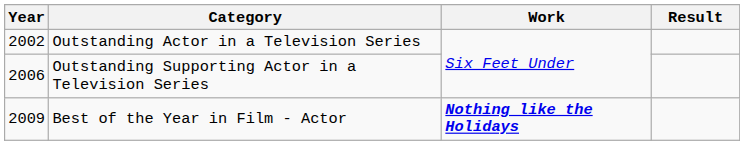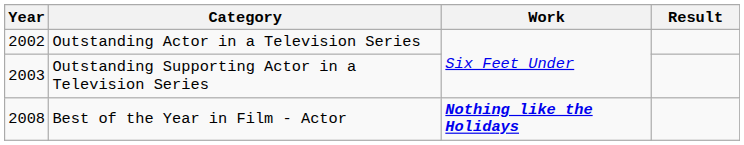(27, 76) 2006 -> (27, 76) 2003
(27, 119) 2009 -> (27, 119) 2008
